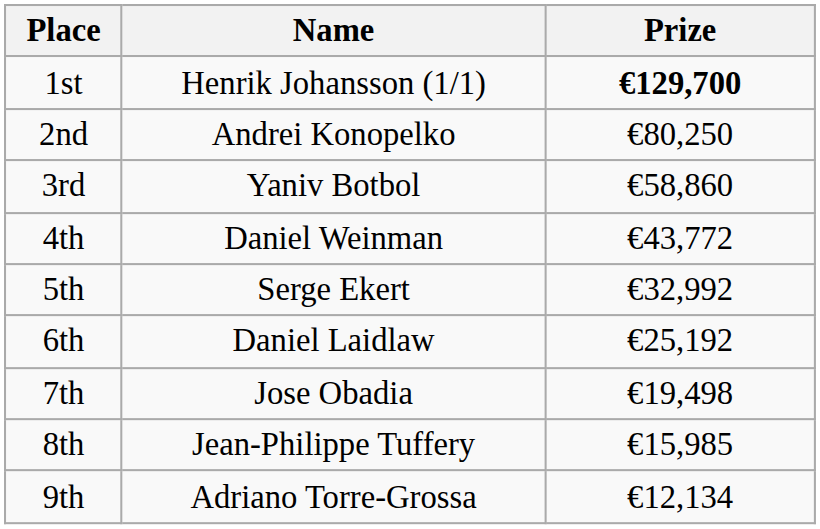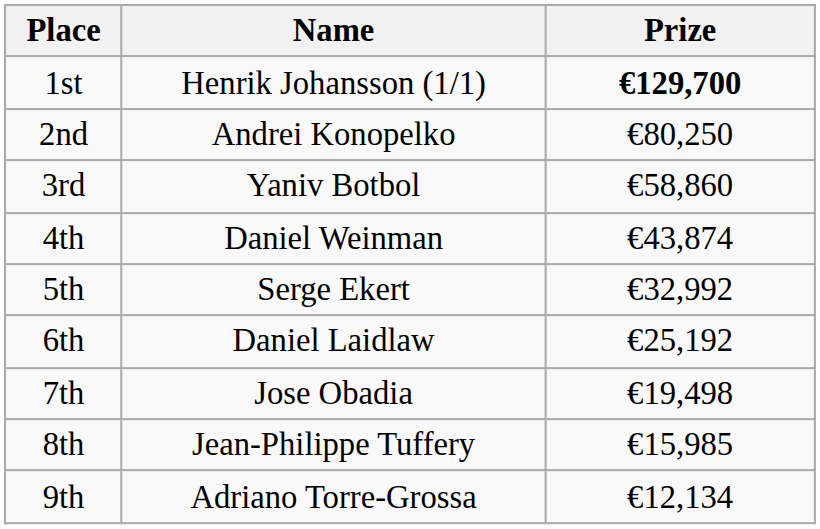(680, 237) €43,772 -> (680, 237) €43,874
